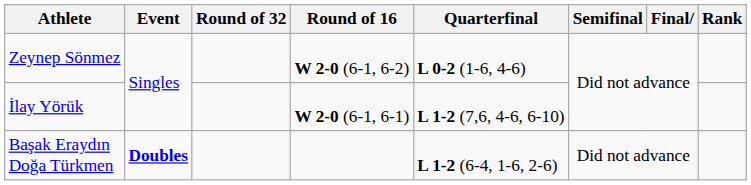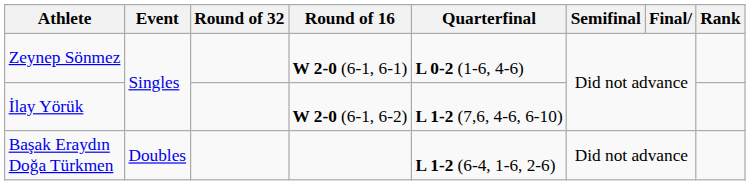(352, 68) W 2-0 (6-1, 6-2) -> (350, 68) W 2-0 (6-1, 6-1)
(352, 116) W 2-0 (6-1, 6-1) -> (350, 116) W 2-0 (6-1, 6-2)
(158, 155) bold -> (157, 155) normal
